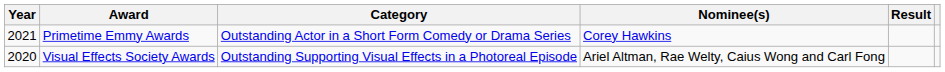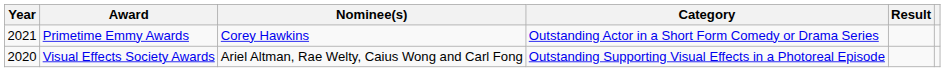columns swapped: (399, 14) <-> (734, 14)
